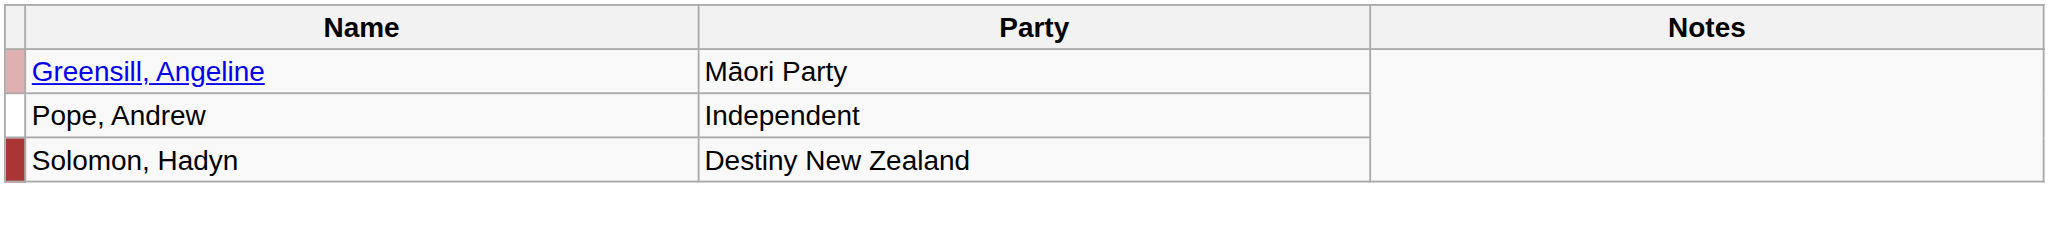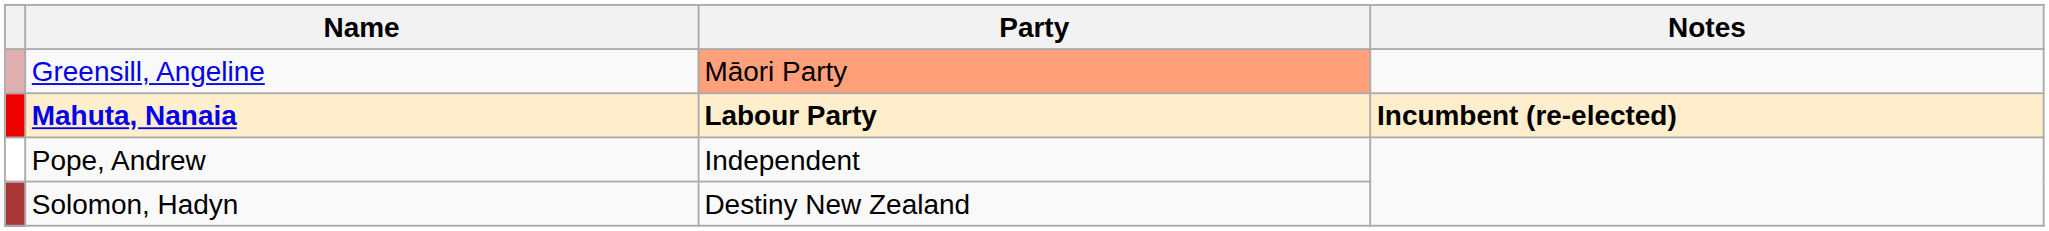(776, 72) no background -> (776, 72) lightsalmon background
+ row: (134, 116)
